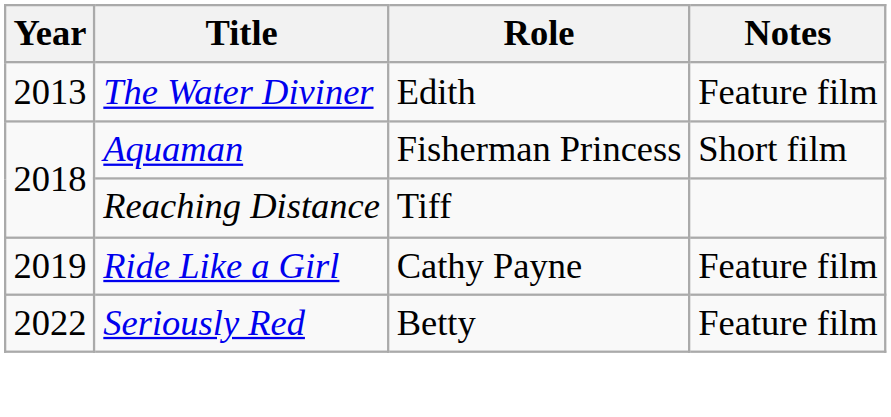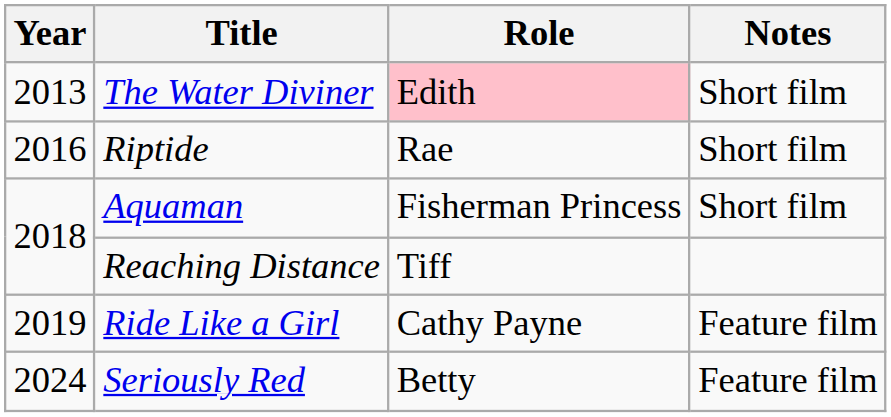(436, 91) no background -> (436, 91) pink background
(788, 91) Feature film -> (773, 91) Short film
+ row: (156, 149)
(50, 322) 2022 -> (50, 380) 2024
